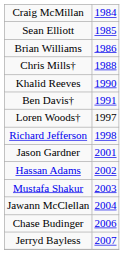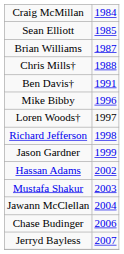(105, 48) 1986 -> (105, 48) 1987
- row: (48, 83)
+ row: (48, 100)
(105, 153) 2001 -> (105, 153) 1999
